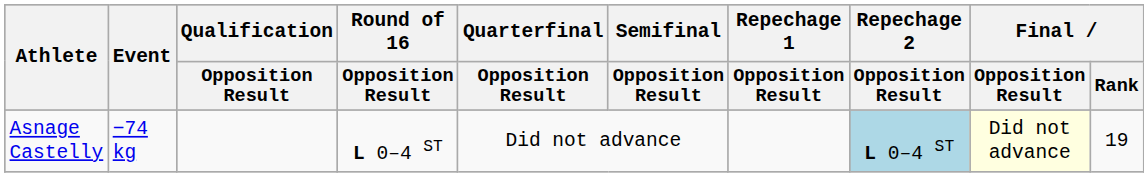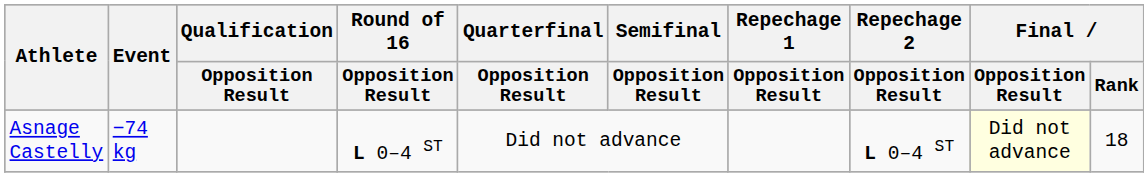(909, 152) lightblue background -> (909, 152) no background
(1117, 140) 19 -> (1117, 140) 18
